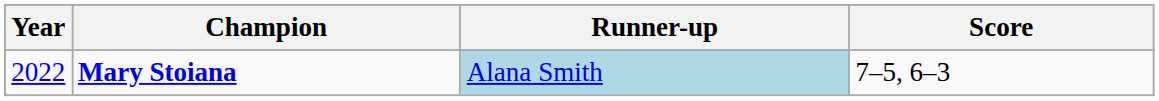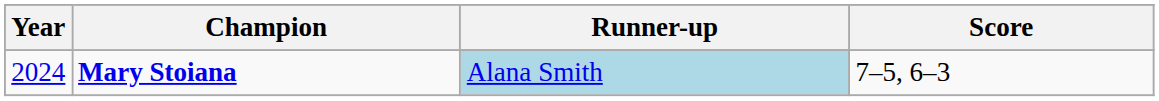(38, 71) 2022 -> (38, 71) 2024
